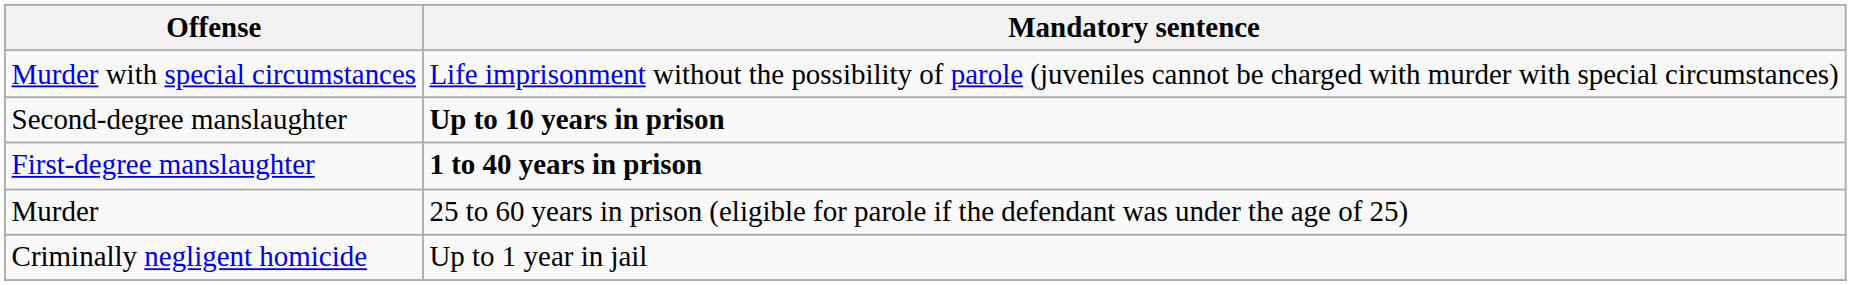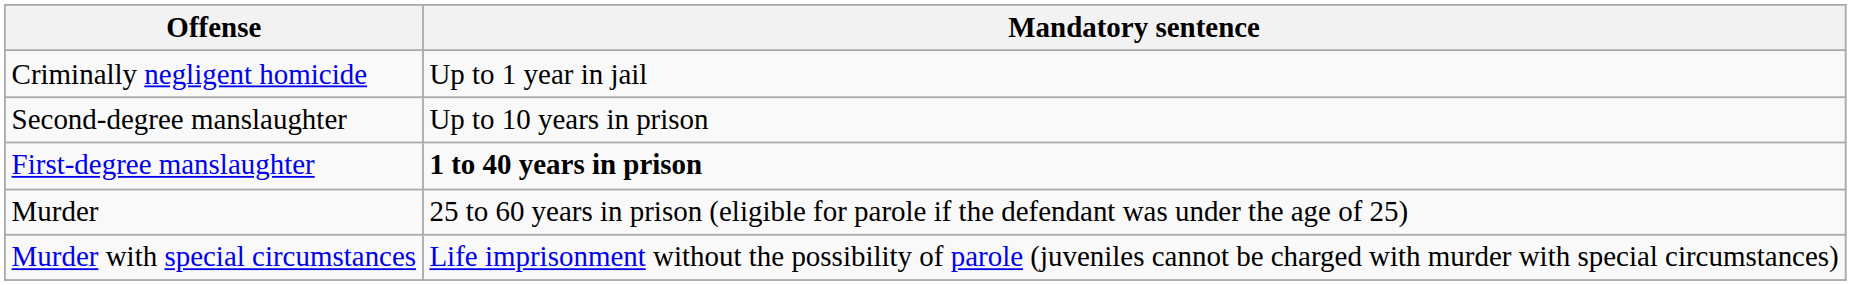rows swapped: (189, 257) <-> (214, 73)
(577, 119) bold -> (569, 119) normal
